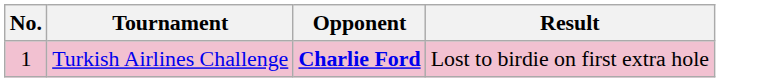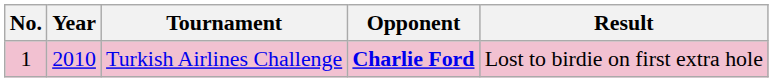+ column: (74, 22)
